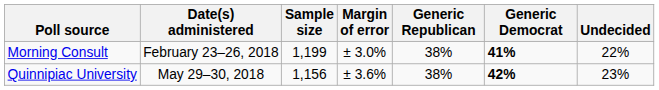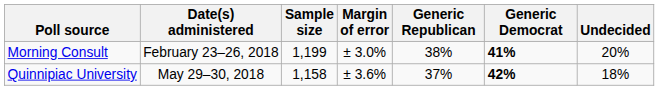(615, 52) 22% -> (615, 52) 20%
(309, 74) 1,156 -> (309, 74) 1,158
(439, 74) 38% -> (439, 74) 37%
(615, 74) 23% -> (615, 74) 18%
